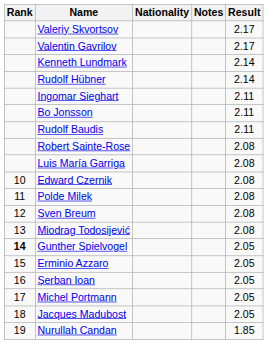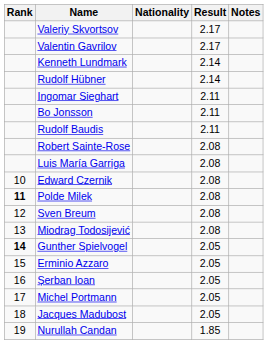columns swapped: (244, 12) <-> (209, 12)
(20, 197) normal -> (20, 197) bold
